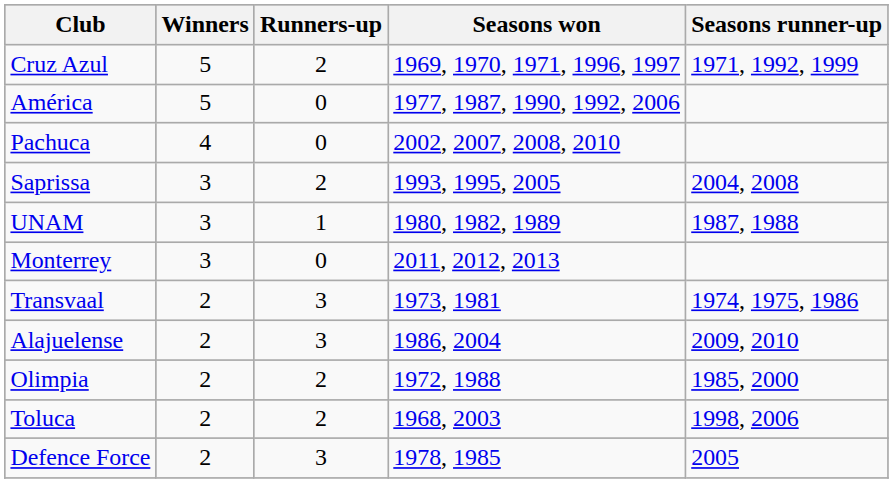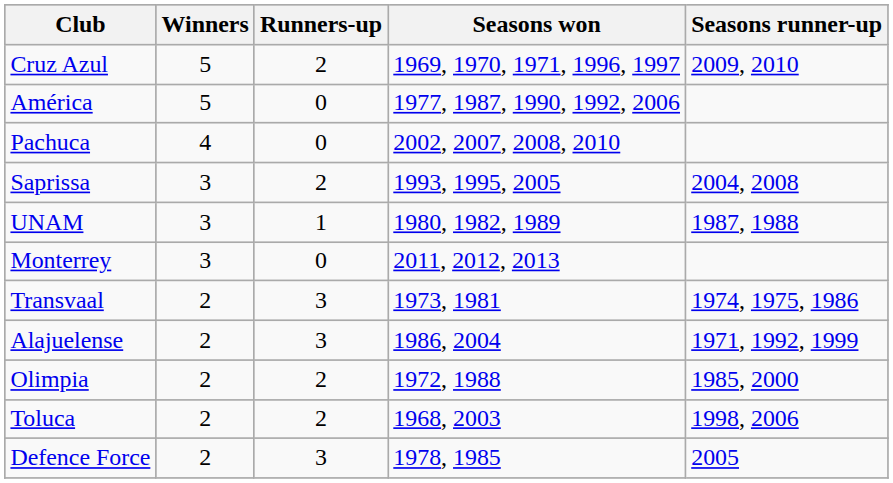(775, 64) 1971, 1992, 1999 -> (745, 64) 2009, 2010
(745, 340) 2009, 2010 -> (775, 340) 1971, 1992, 1999
